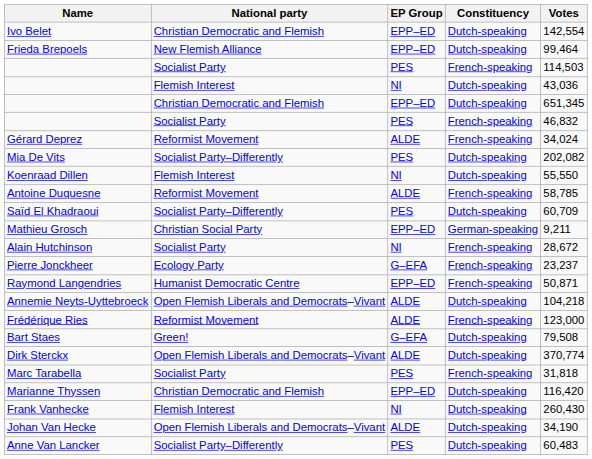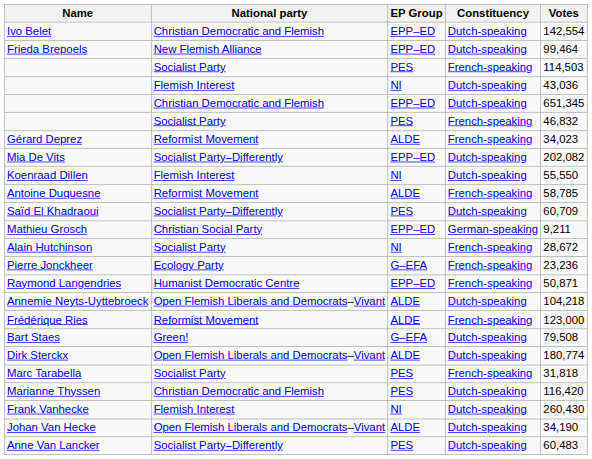(561, 139) 34,024 -> (561, 139) 34,023
(402, 157) PES -> (413, 157) EPP–ED
(561, 265) 23,237 -> (561, 265) 23,236
(564, 355) 370,774 -> (564, 355) 180,774
(413, 391) EPP–ED -> (402, 391) PES
